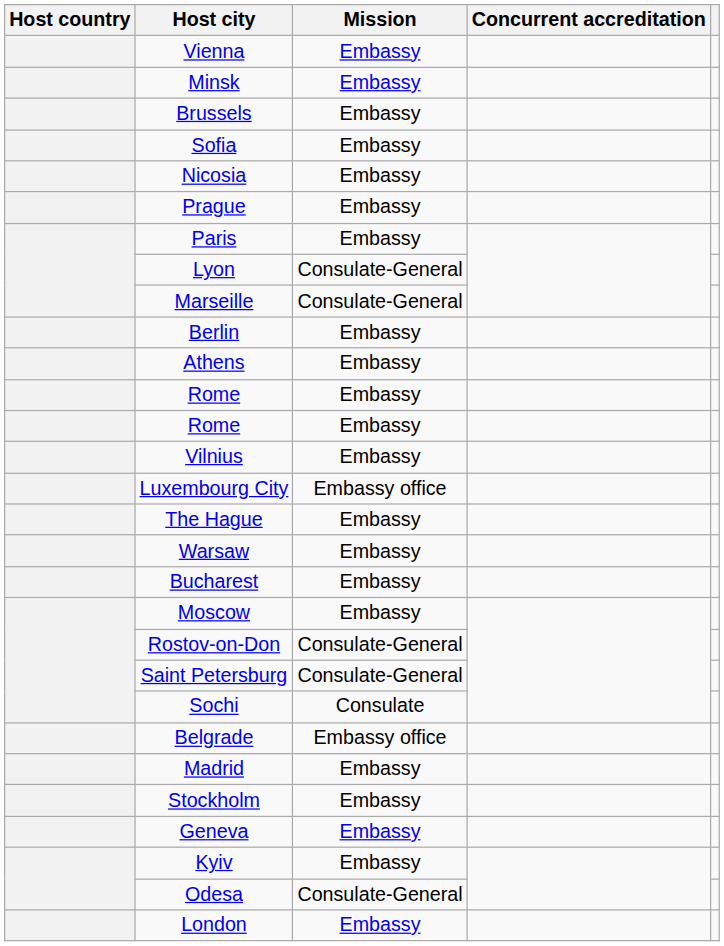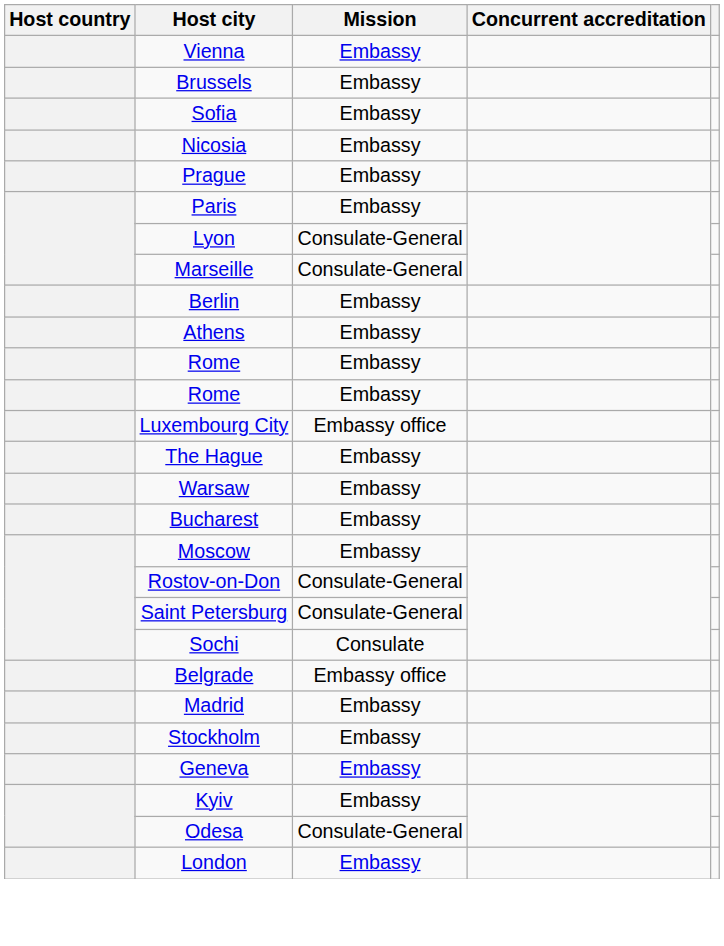- row: (214, 82)
- row: (214, 457)
